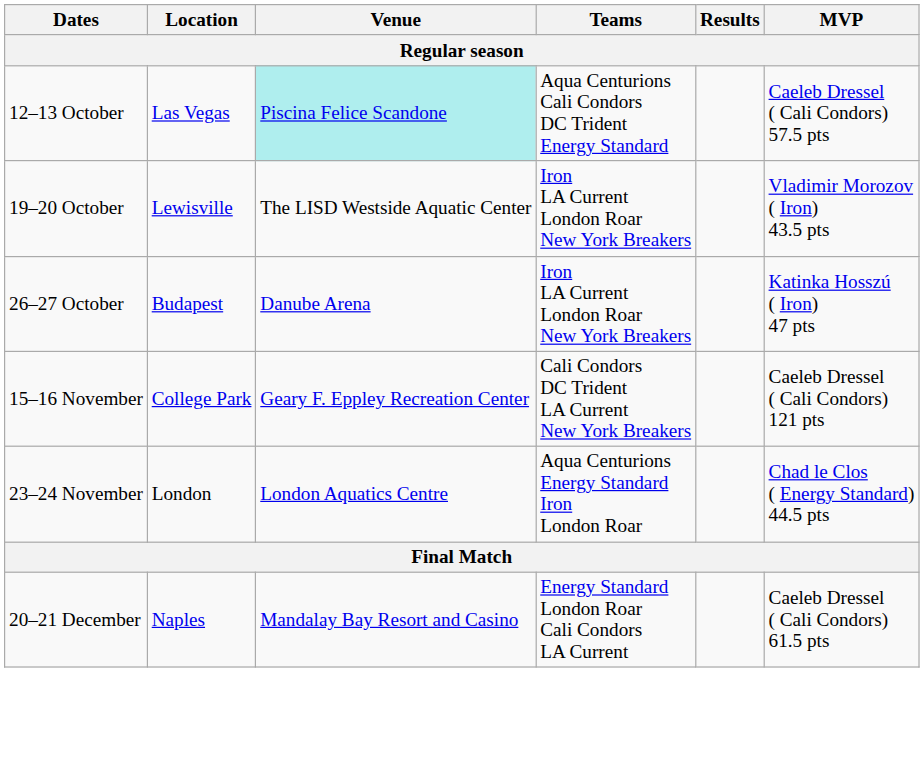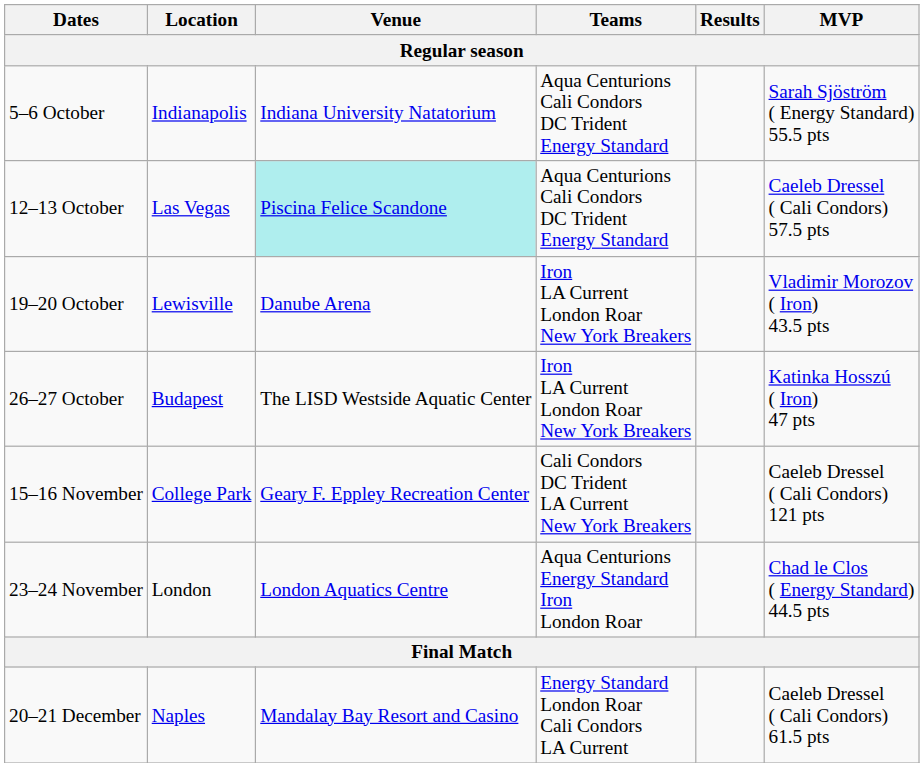+ row: (57, 113)
(396, 208) The LISD Westside Aquatic Center -> (315, 303) Danube Arena
(315, 303) Danube Arena -> (396, 398) The LISD Westside Aquatic Center
